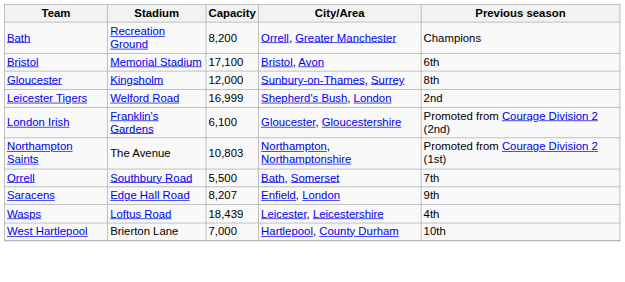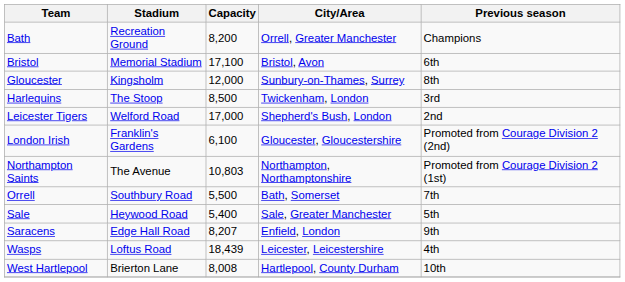+ row: (34, 98)
(226, 98) 16,999 -> (226, 116) 17,000
+ row: (18, 213)
(223, 232) 7,000 -> (223, 268) 8,008
